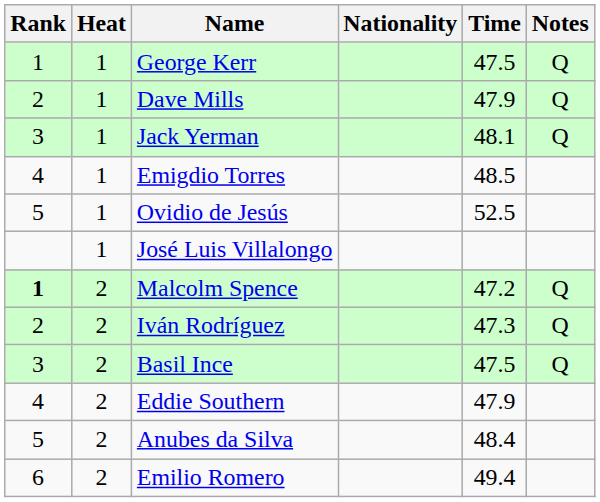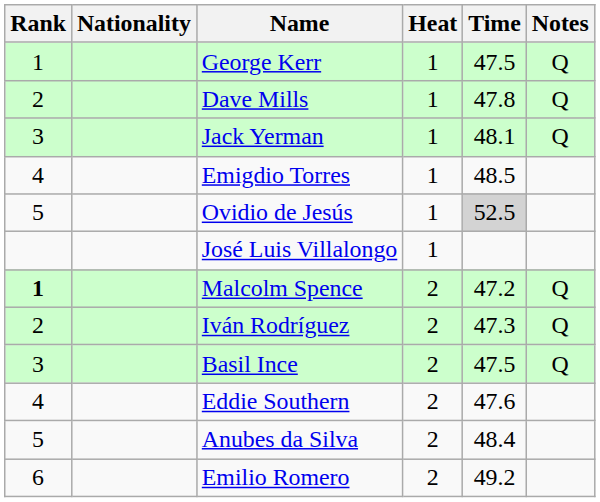columns swapped: (101, 23) <-> (400, 23)
(494, 99) 47.9 -> (494, 99) 47.8
(494, 212) no background -> (494, 212) lightgrey background
(494, 401) 47.9 -> (494, 401) 47.6
(494, 477) 49.4 -> (494, 477) 49.2
